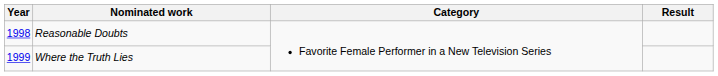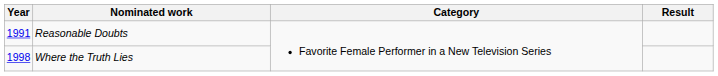(19, 33) 1998 -> (19, 33) 1991
(19, 58) 1999 -> (19, 58) 1998
